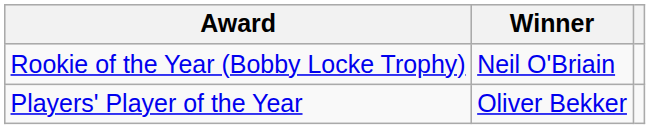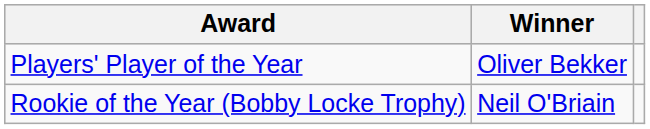rows swapped: (157, 103) <-> (238, 63)
